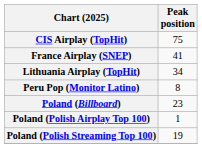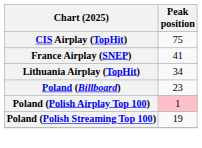- row: (81, 87)
(178, 119) no background -> (178, 103) pink background
